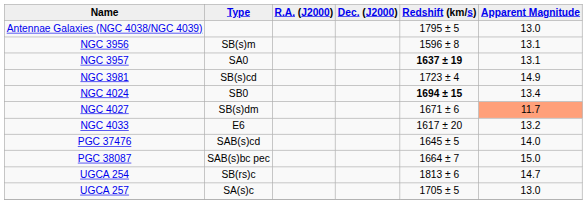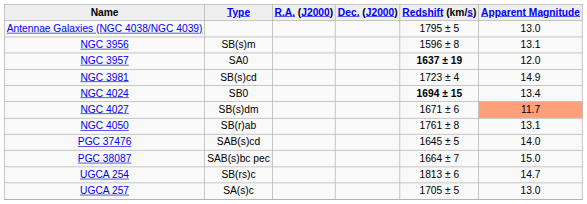(531, 61) 13.1 -> (531, 61) 12.0
- row: (105, 126)
+ row: (105, 126)
